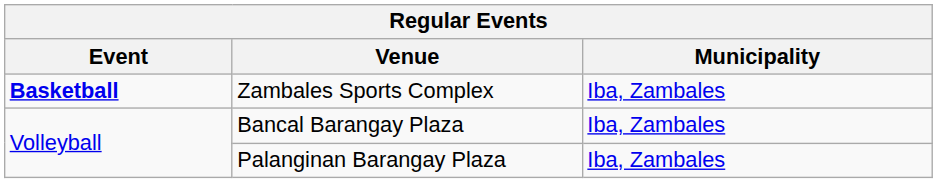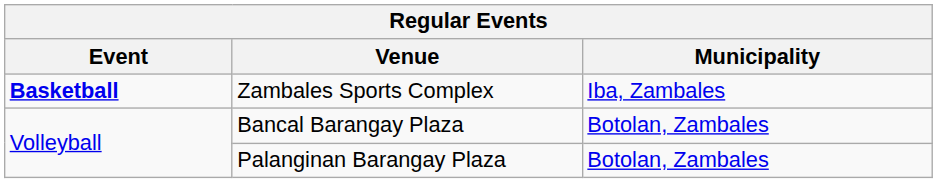(656, 125) Iba, Zambales -> (678, 125) Botolan, Zambales
(656, 159) Iba, Zambales -> (678, 159) Botolan, Zambales
